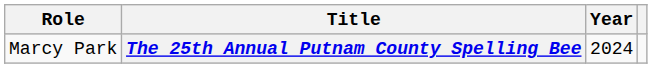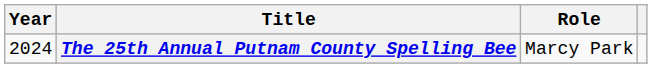columns swapped: (612, 19) <-> (63, 19)
